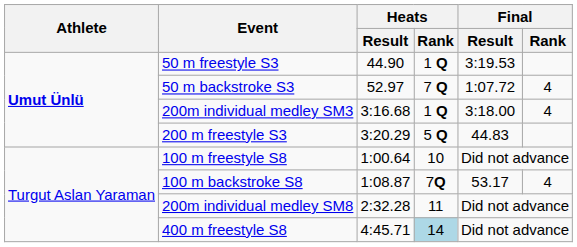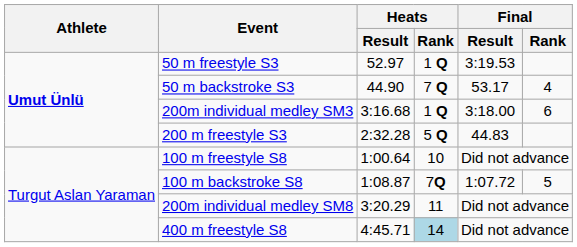(385, 64) 44.90 -> (385, 64) 52.97
(385, 88) 52.97 -> (385, 88) 44.90
(490, 88) 1:07.72 -> (490, 88) 53.17
(548, 111) 4 -> (548, 111) 6
(385, 135) 3:20.29 -> (385, 135) 2:32.28
(490, 182) 53.17 -> (490, 182) 1:07.72
(548, 182) 4 -> (548, 182) 5
(385, 206) 2:32.28 -> (385, 206) 3:20.29
